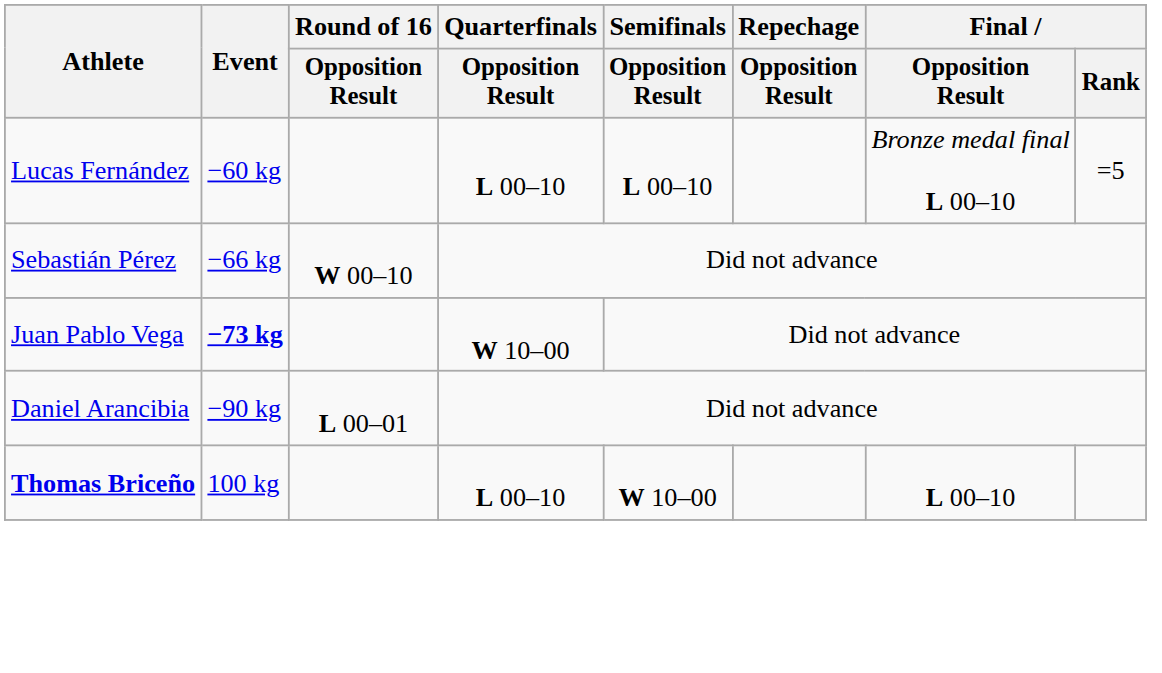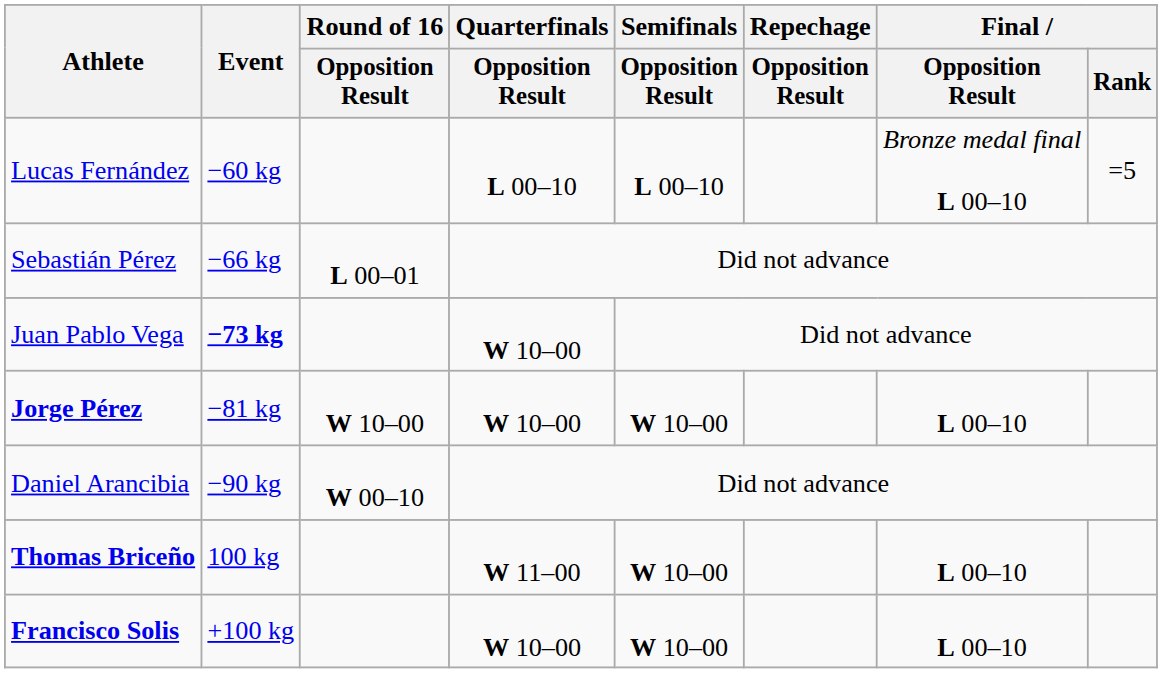(363, 275) W 00–10 -> (375, 275) L 00–01
+ row: (77, 408)
(363, 424) L 00–01 -> (375, 498) W 00–10
(521, 498) L 00–10 -> (532, 572) W 11–00
+ row: (95, 631)
